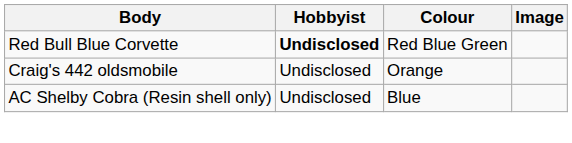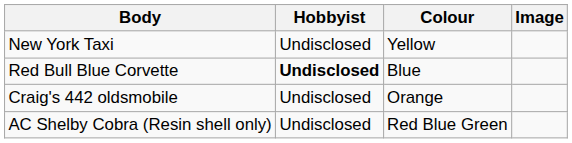+ row: (61, 44)
(447, 44) Red Blue Green -> (404, 71) Blue
(404, 97) Blue -> (447, 124) Red Blue Green
